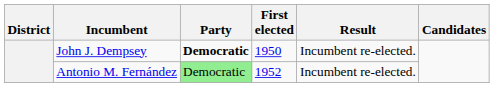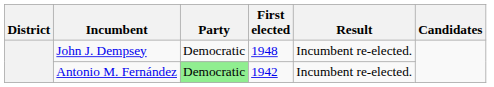(216, 51) bold -> (214, 51) normal
(268, 51) 1950 -> (264, 51) 1948
(268, 72) 1952 -> (264, 72) 1942
